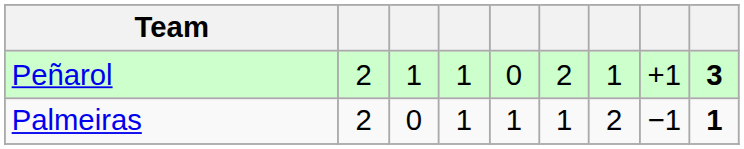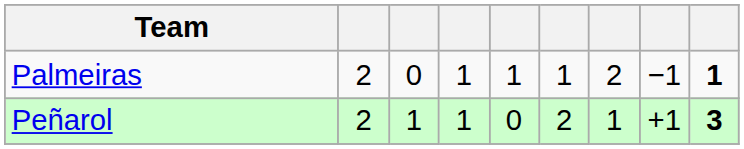rows swapped: (62, 74) <-> (77, 120)
